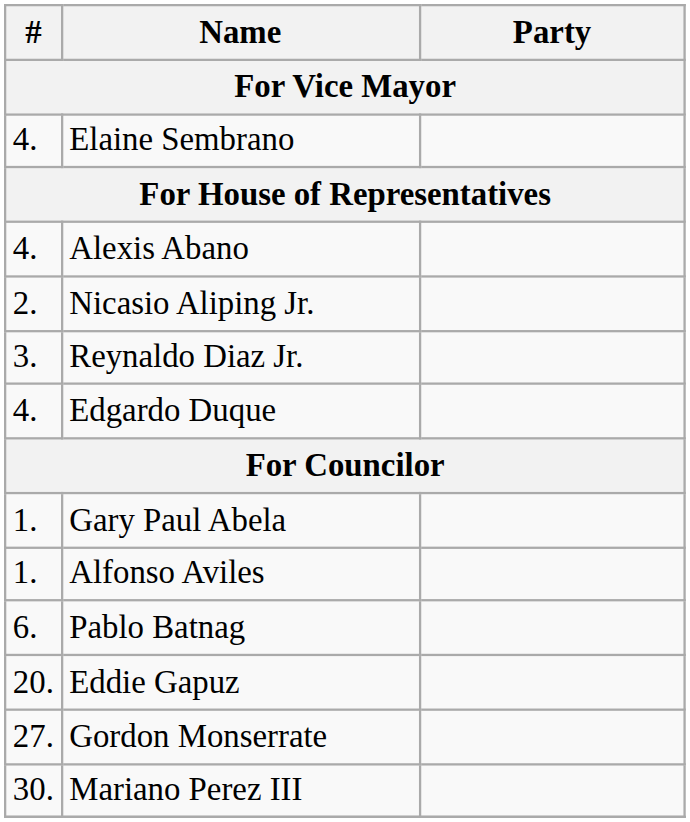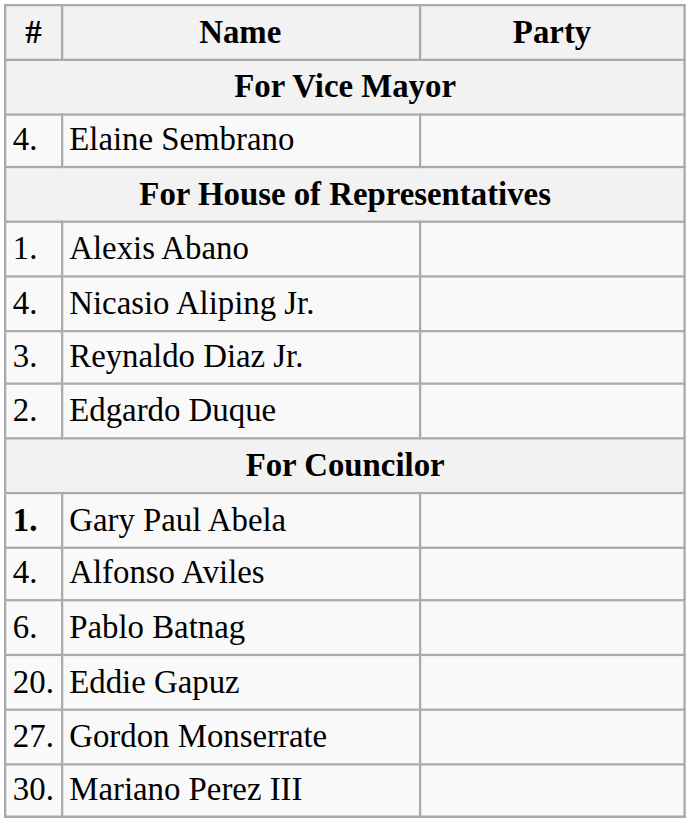(25, 248) 4. -> (25, 248) 1.
(25, 302) 2. -> (25, 302) 4.
(25, 411) 4. -> (25, 411) 2.
(25, 519) normal -> (25, 519) bold
(25, 573) 1. -> (25, 573) 4.
